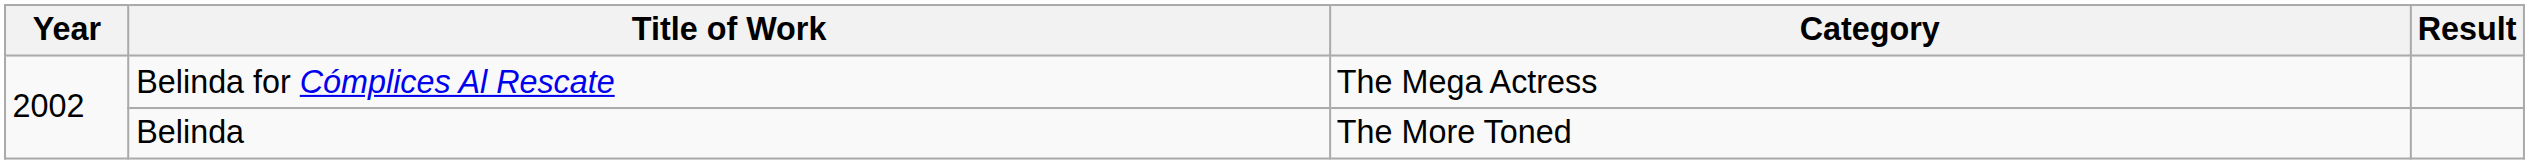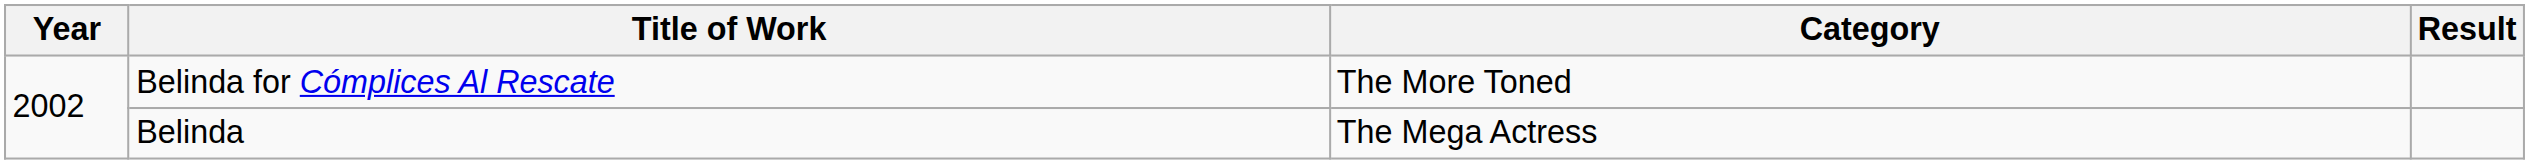(1467, 81) The Mega Actress -> (1454, 81) The More Toned
(1454, 132) The More Toned -> (1467, 132) The Mega Actress
